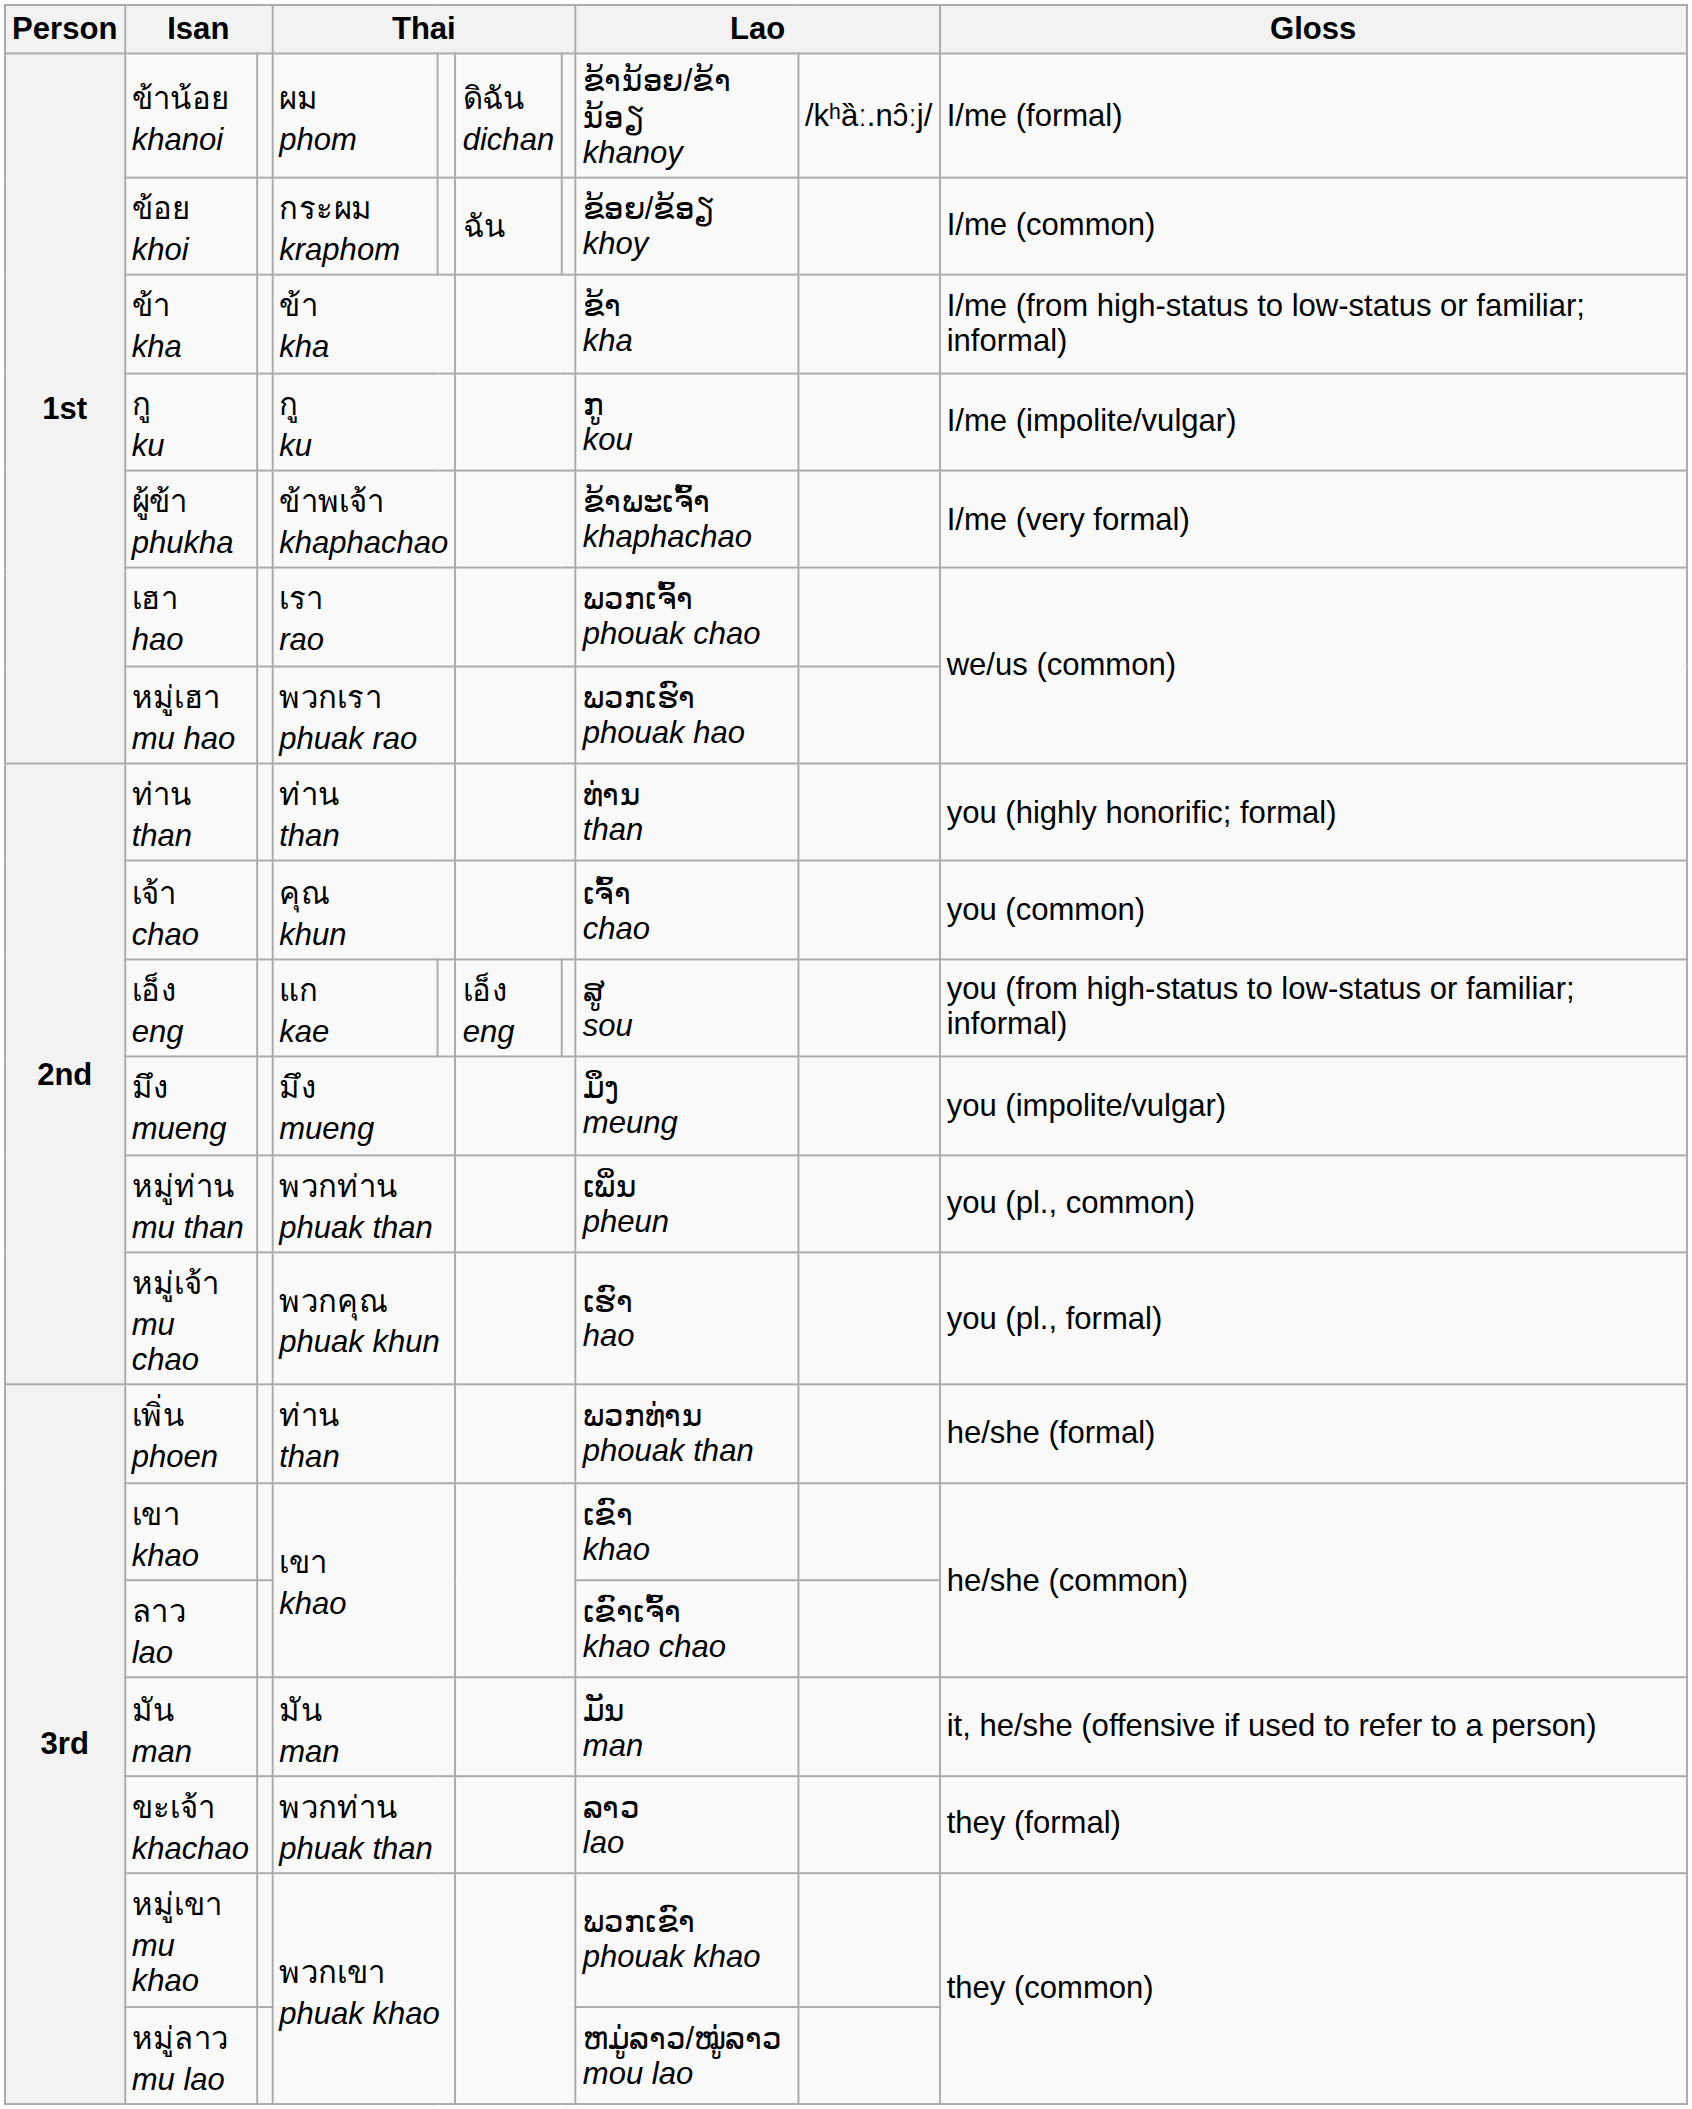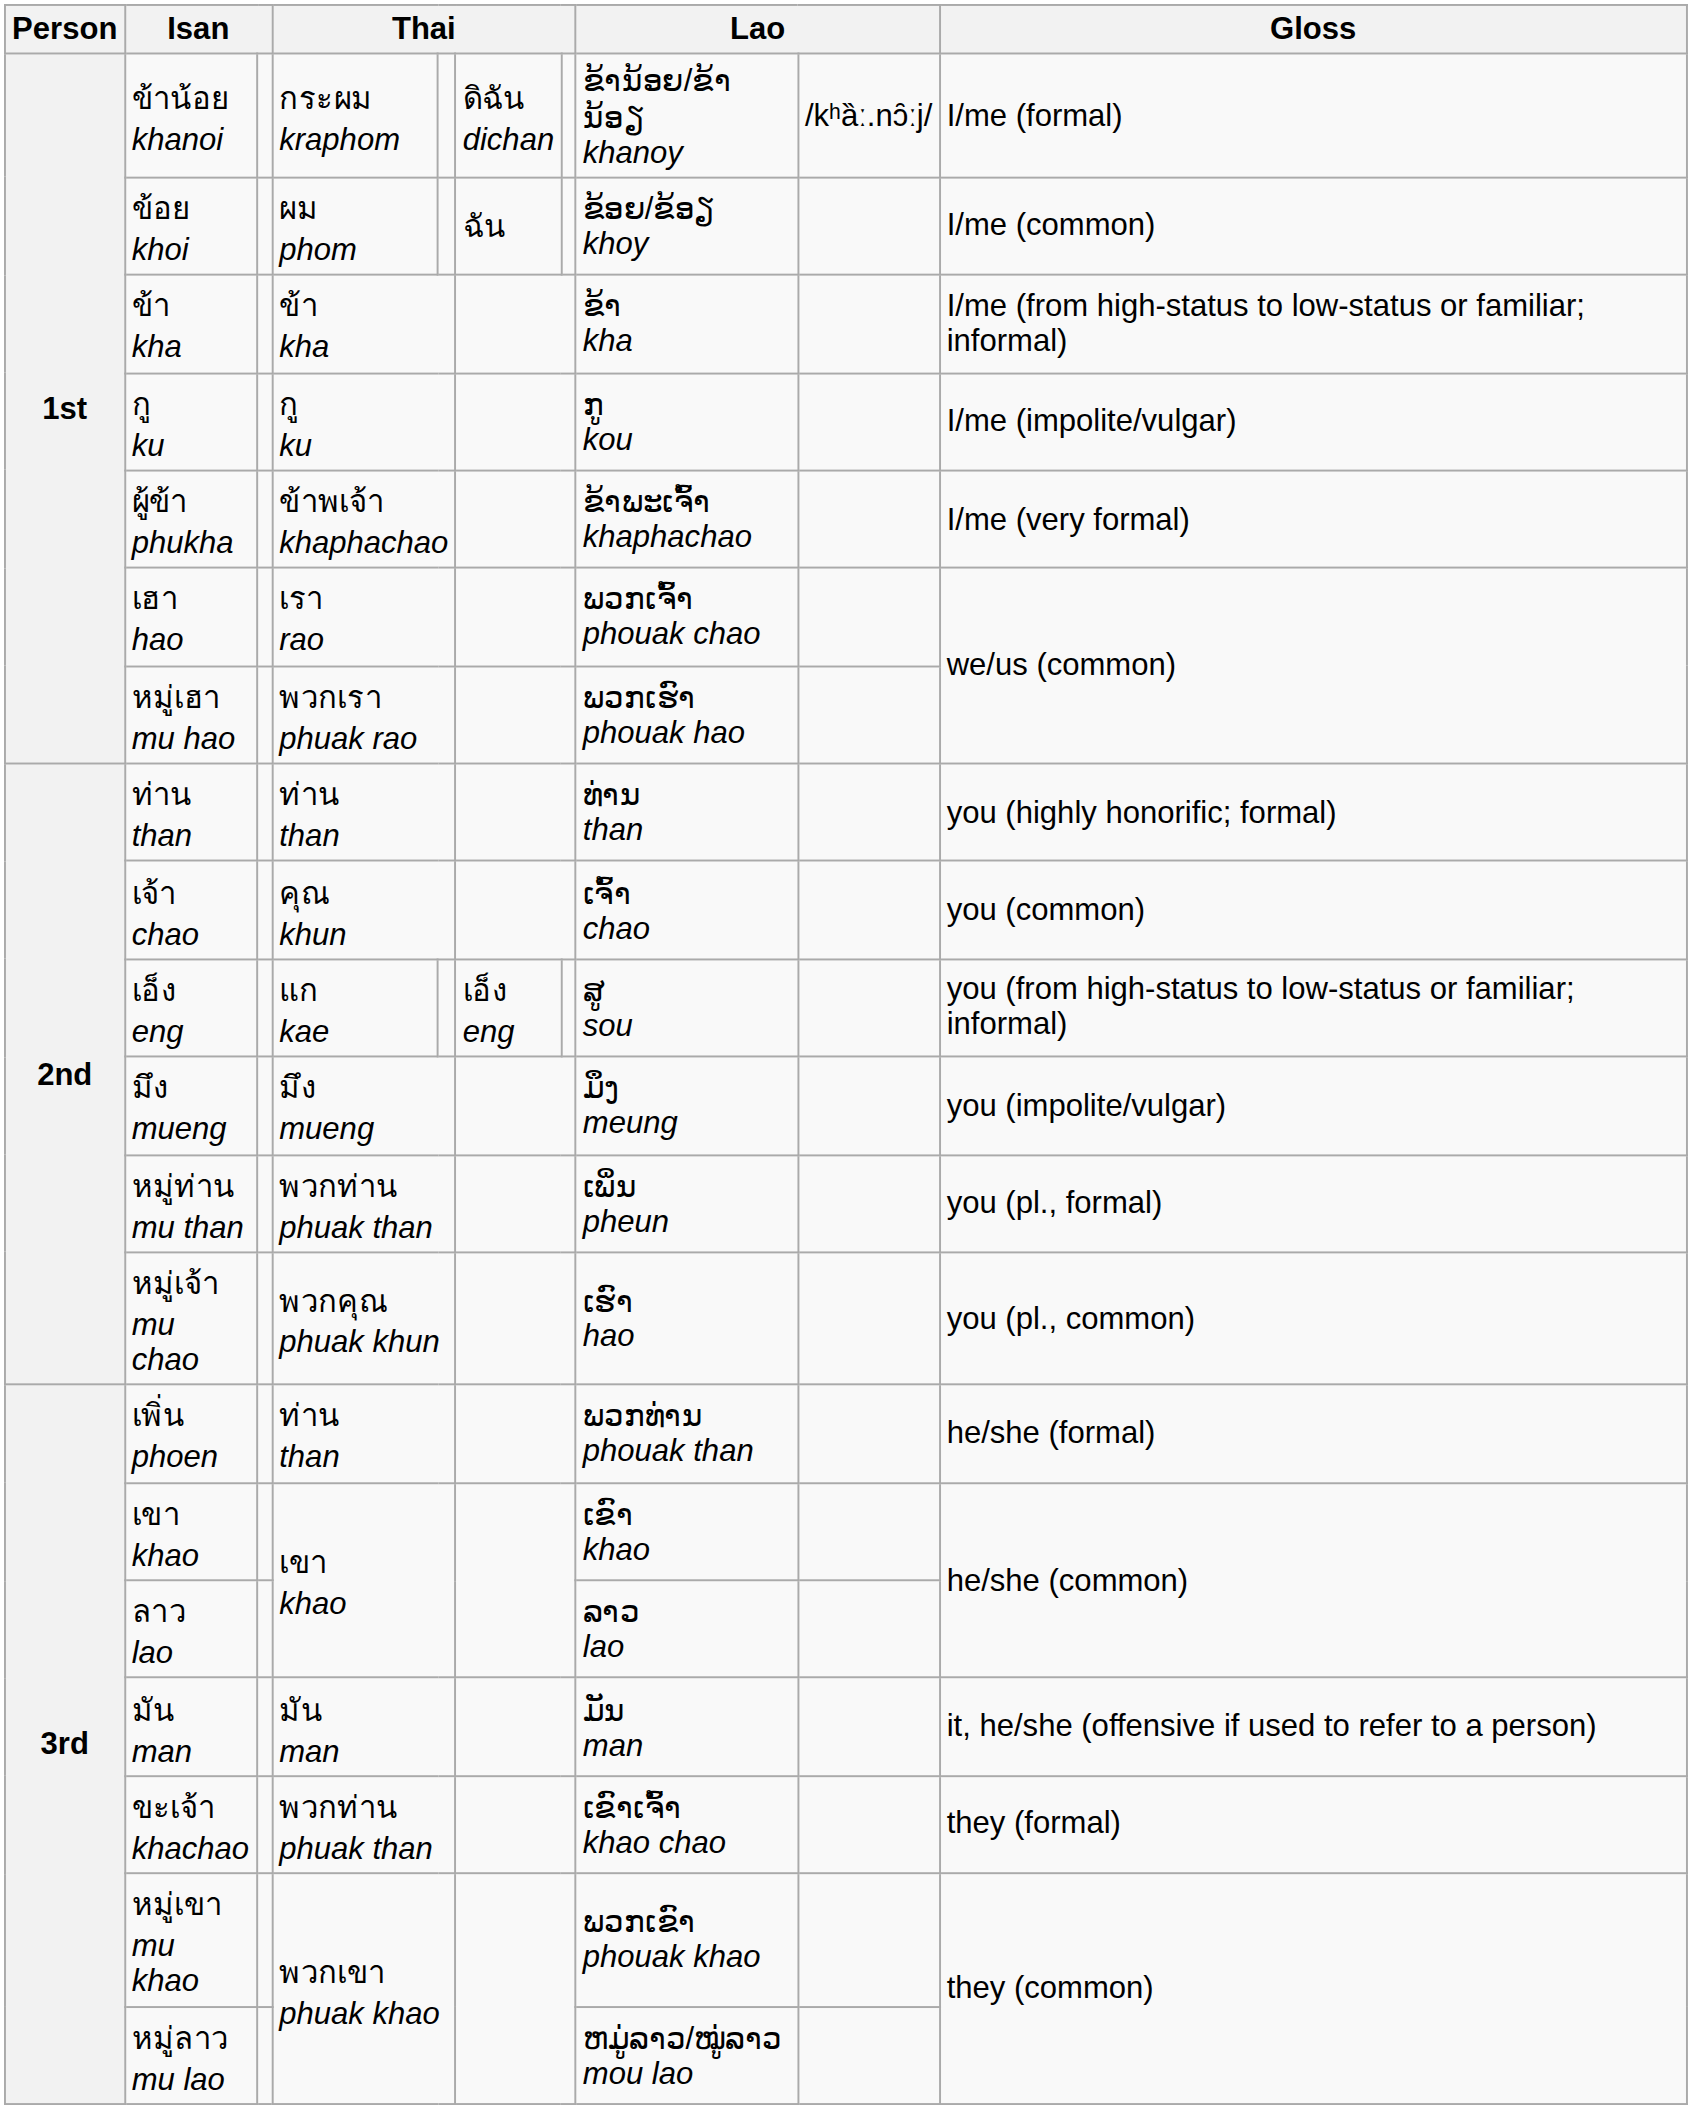(318, 119) ผม phom -> (340, 119) กระผม kraphom
(340, 229) กระผม kraphom -> (318, 229) ผม phom
(1071, 1202) you (pl., common) -> (1054, 1202) you (pl., formal)
(1054, 1318) you (pl., formal) -> (1071, 1318) you (pl., common)
(654, 1629) ເຂົາເຈົ້າ khao chao -> (611, 1629) ລາວ lao
(611, 1825) ລາວ lao -> (654, 1825) ເຂົາເຈົ້າ khao chao
